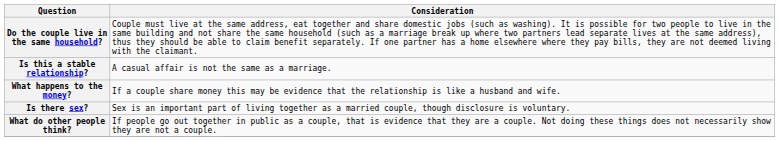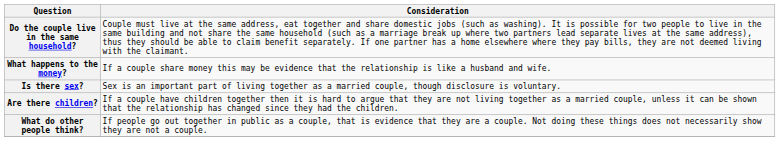- row: (57, 69)
+ row: (53, 104)
